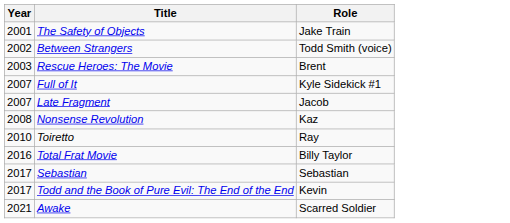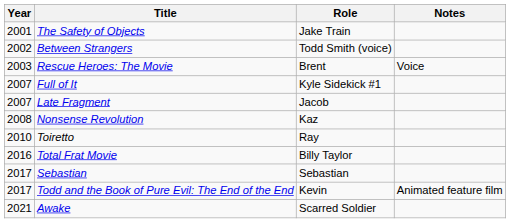+ column: (450, 13)
